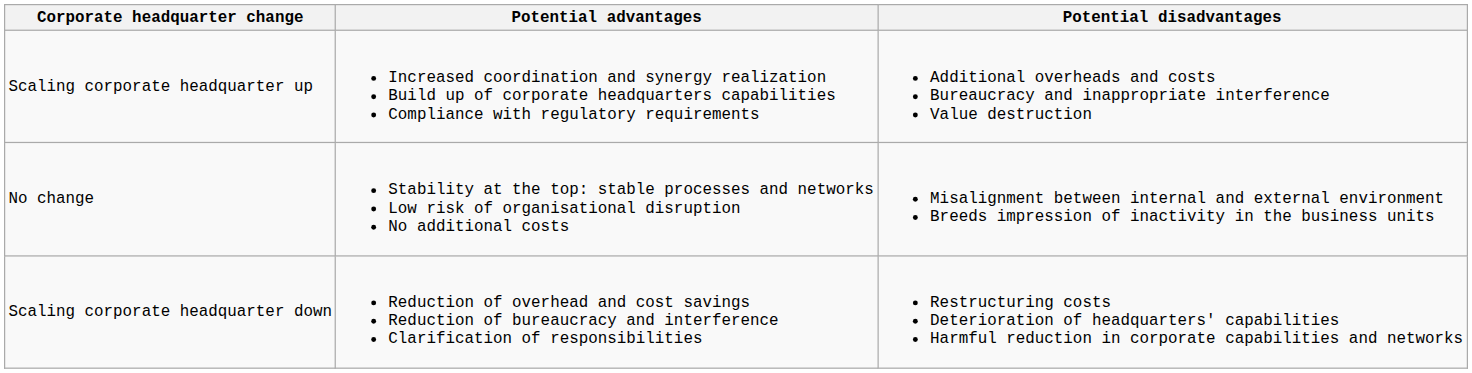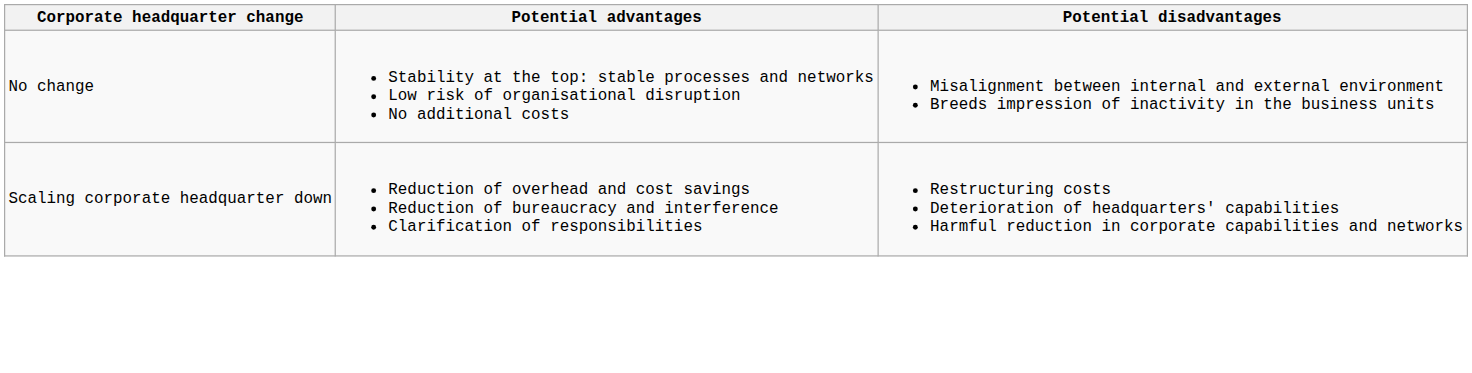- row: (161, 87)
